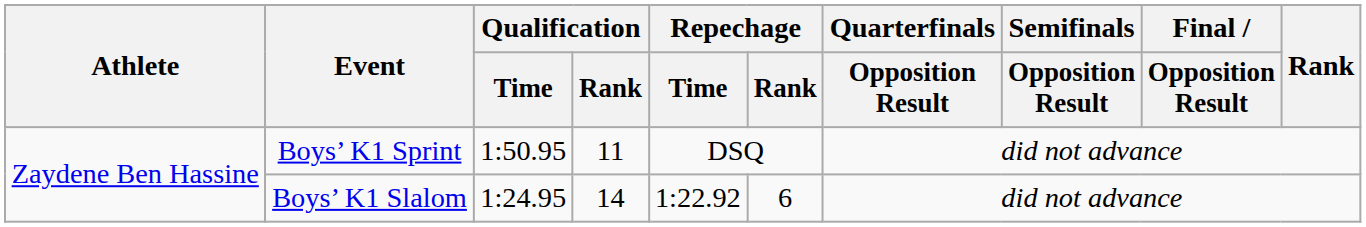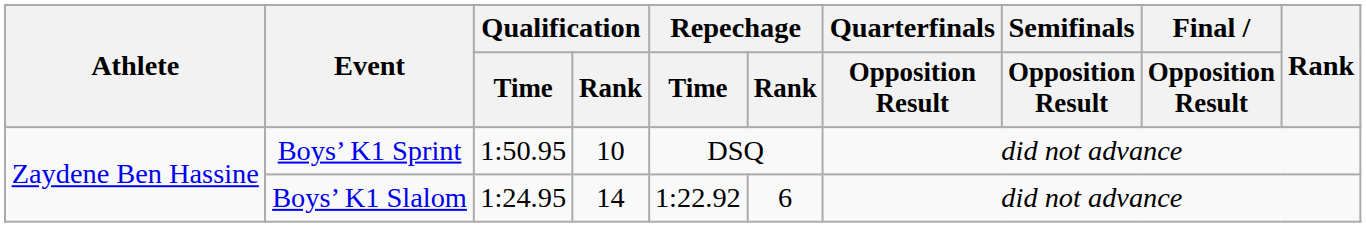(610, 150) 11 -> (610, 150) 10
